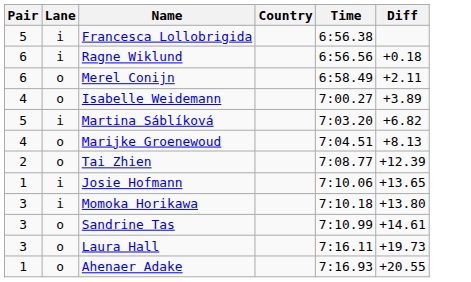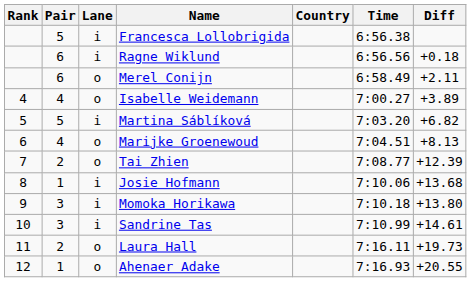+ column: (23, 15)
(402, 183) +13.65 -> (440, 183) +13.68
(60, 225) o -> (97, 225) i
(23, 246) 3 -> (60, 246) 2
